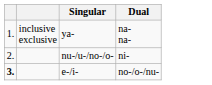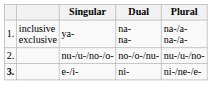+ column: (184, 12)
(124, 55) ni- -> (139, 55) no-/o-/nu-
(139, 71) no-/o-/nu- -> (124, 71) ni-
